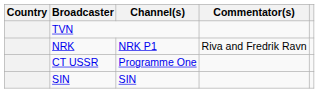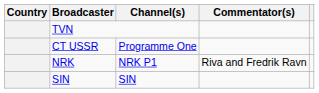rows swapped: (63, 46) <-> (75, 63)
